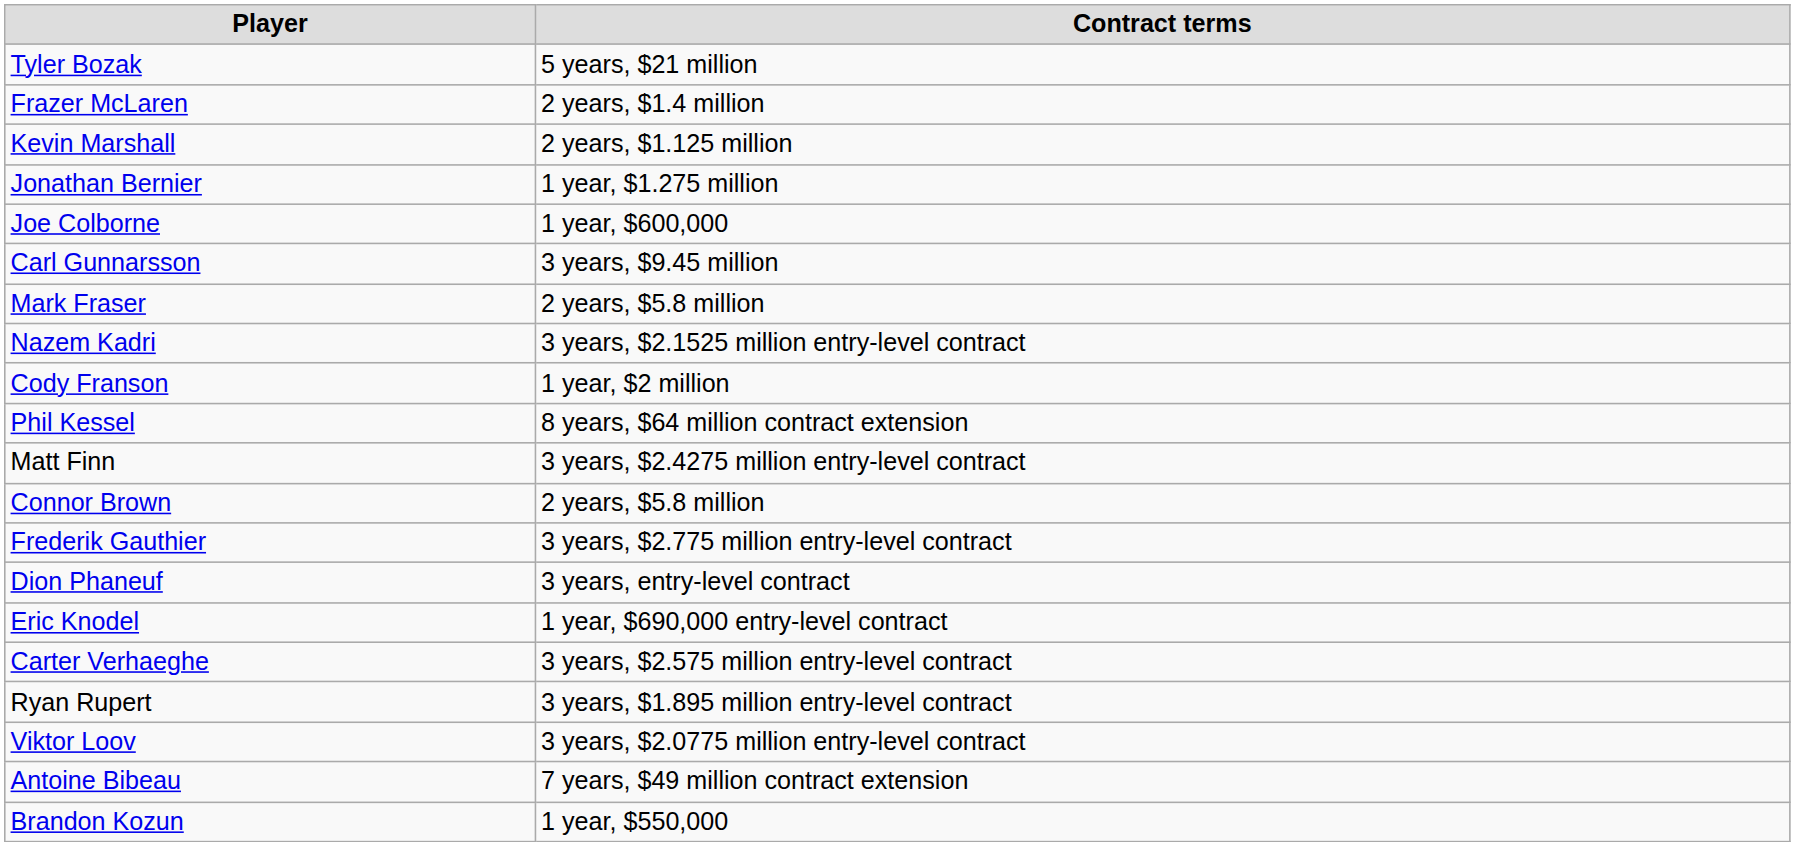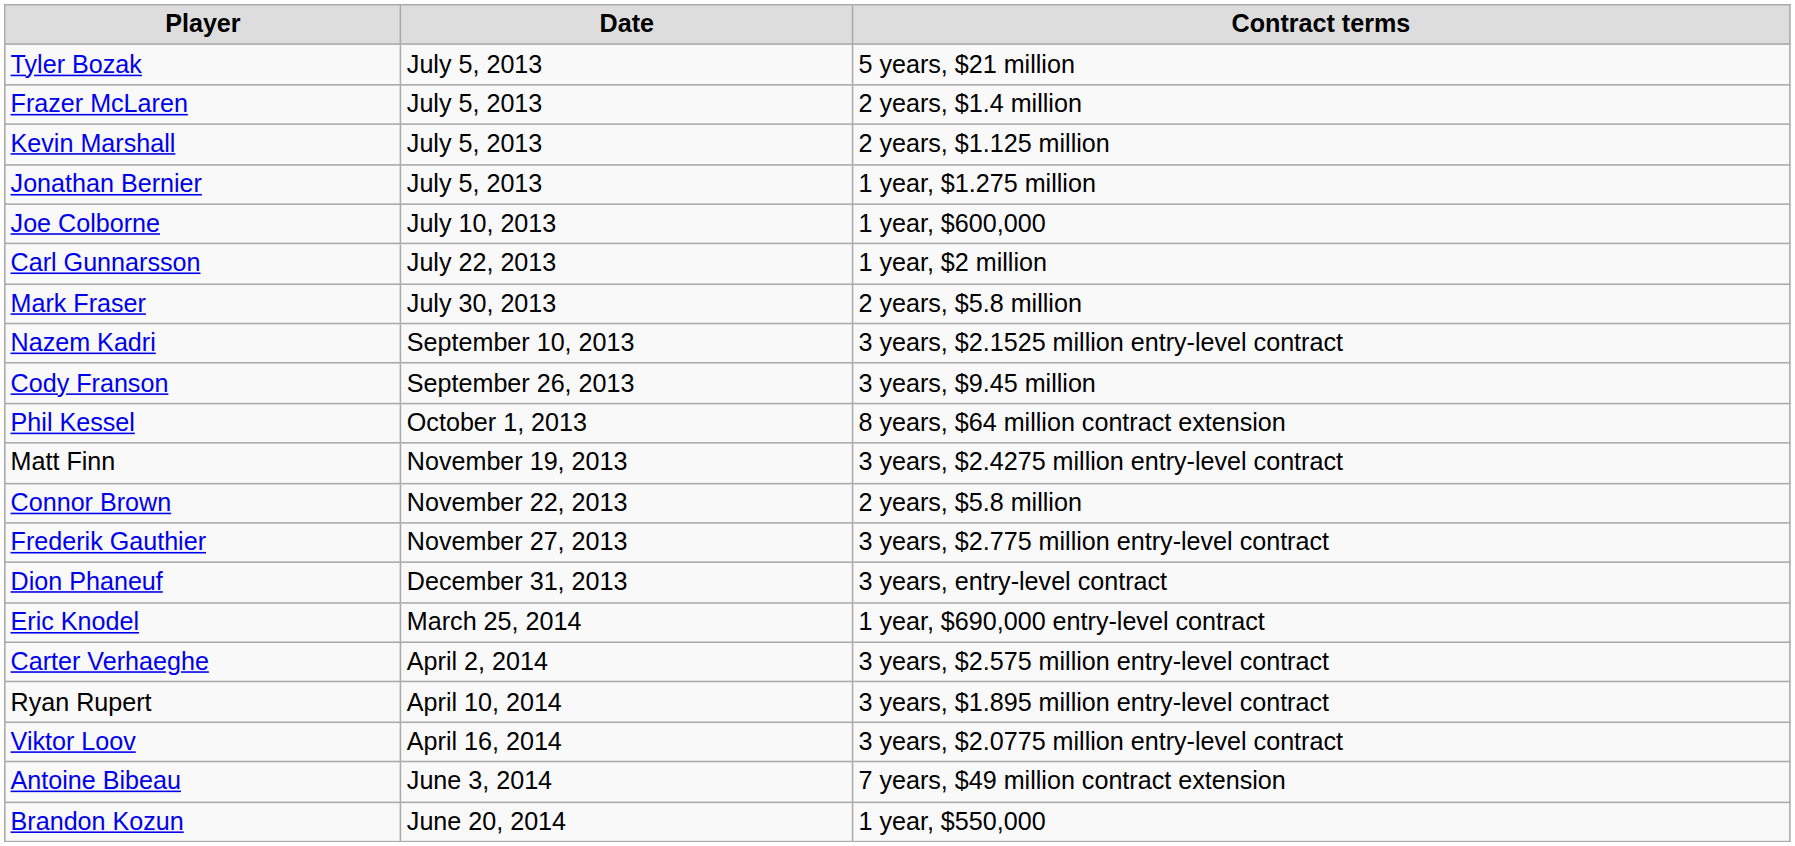+ column: (627, 24)
(660, 263) 3 years, $9.45 million -> (953, 263) 1 year, $2 million
(635, 382) 1 year, $2 million -> (977, 382) 3 years, $9.45 million
